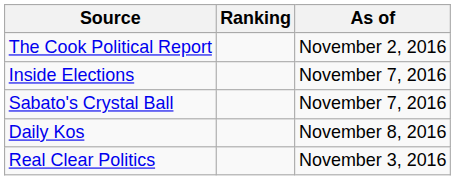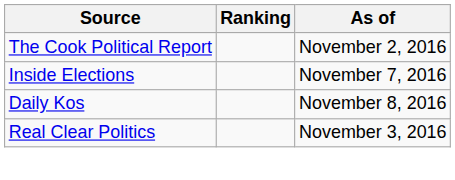- row: (91, 103)
